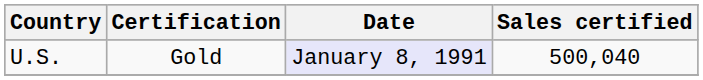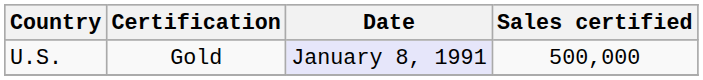(595, 58) 500,040 -> (595, 58) 500,000
